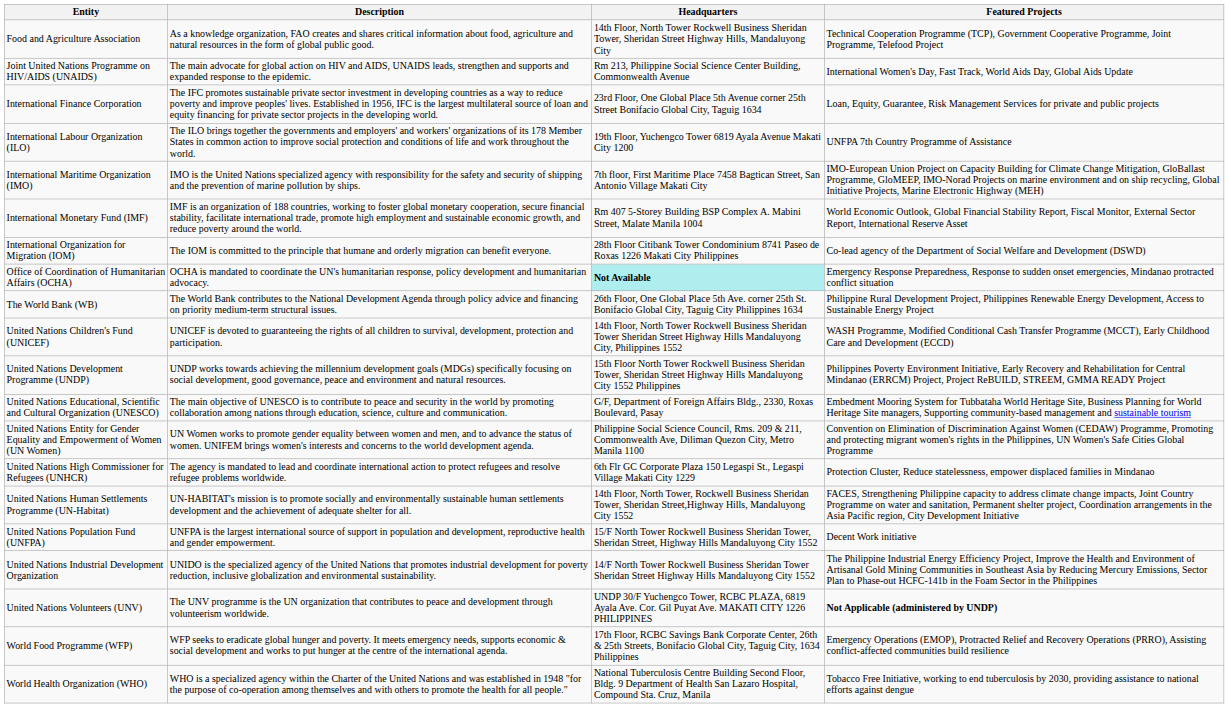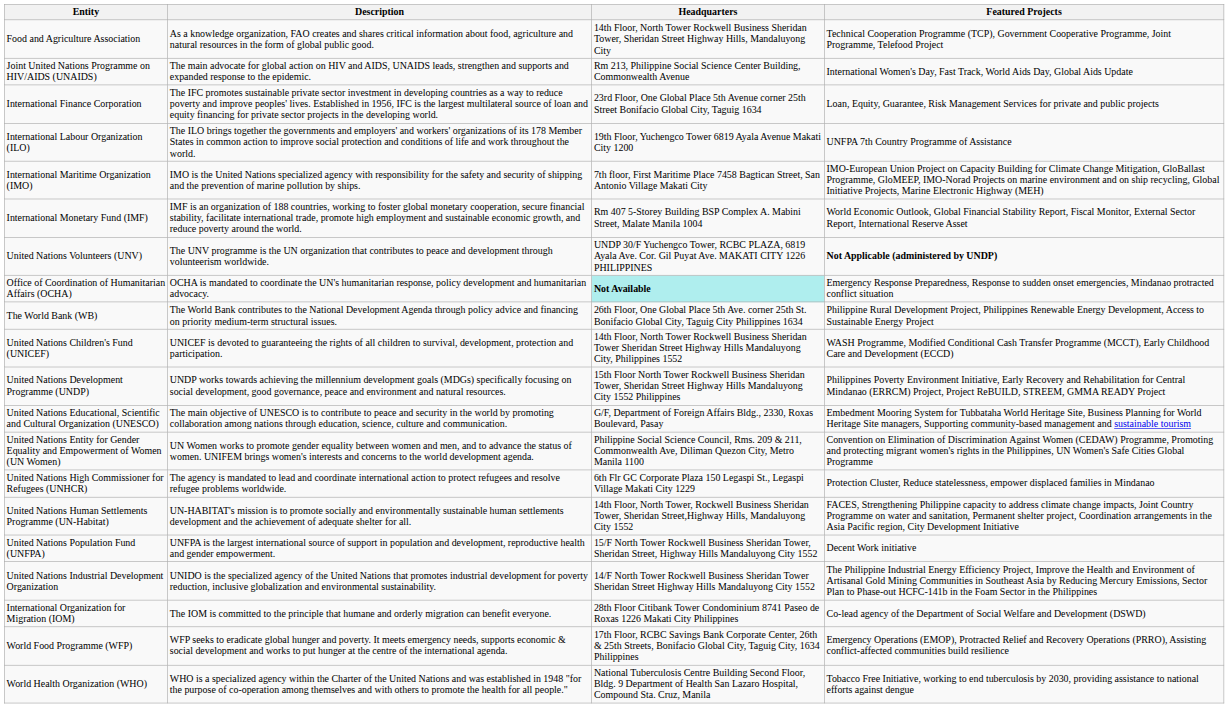rows swapped: (66, 250) <-> (74, 608)
